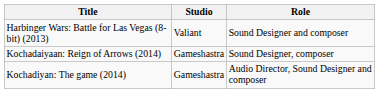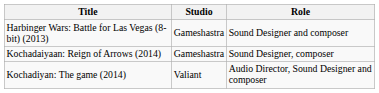(188, 33) Valiant -> (199, 33) Gameshastra
(199, 75) Gameshastra -> (188, 75) Valiant
